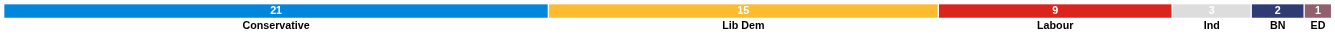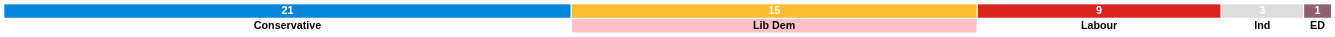- column: (1278, 11)
(743, 25) no background -> (774, 25) pink background
